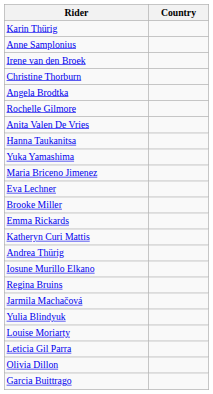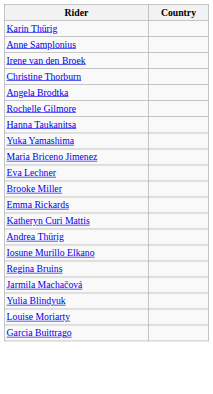- row: (48, 124)
- row: (39, 349)
- row: (32, 365)
